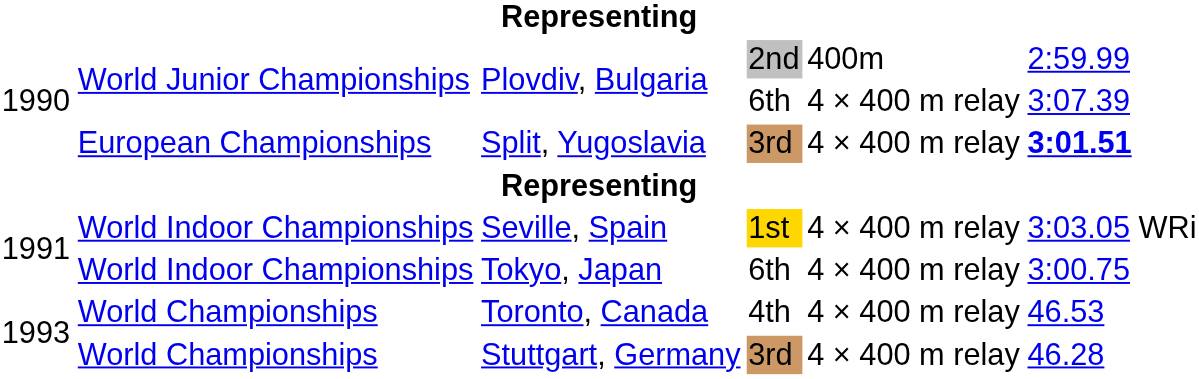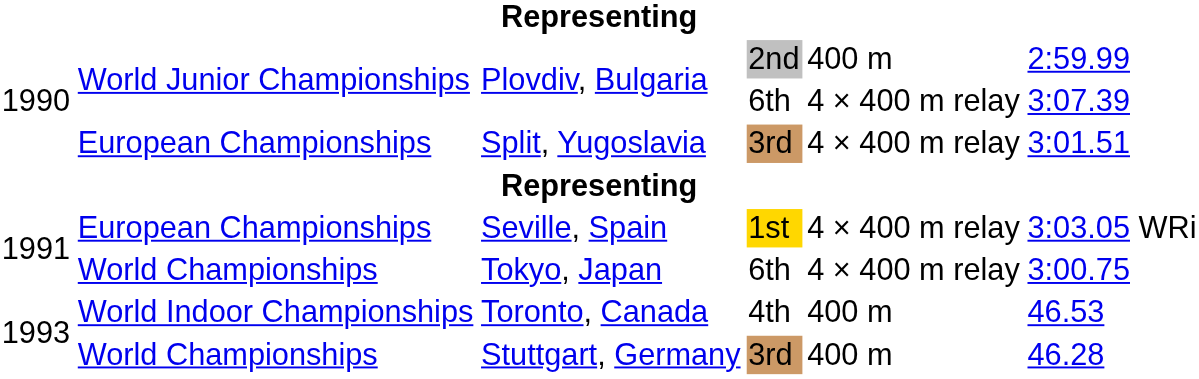(846, 58) 400m -> (850, 58) 400 m
(1080, 143) bold -> (1079, 143) normal
(276, 227) World Indoor Championships -> (255, 227) European Championships
(276, 270) World Indoor Championships -> (228, 270) World Championships
(228, 312) World Championships -> (276, 312) World Indoor Championships
(914, 312) 4 × 400 m relay -> (850, 312) 400 m
(914, 354) 4 × 400 m relay -> (850, 354) 400 m
